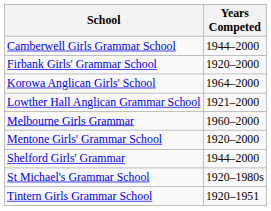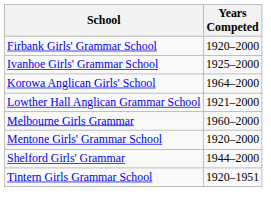- row: (91, 45)
+ row: (83, 64)
- row: (78, 177)
